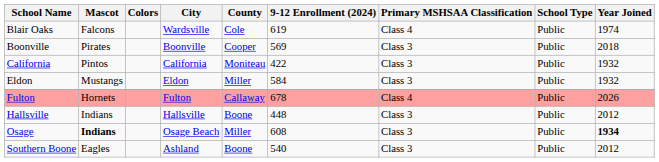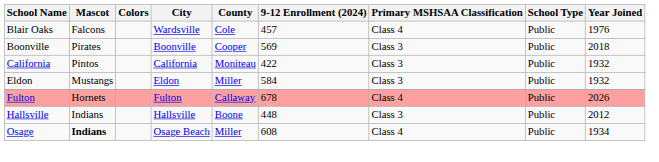(278, 30) 619 -> (269, 30) 457
(608, 30) 1974 -> (599, 30) 1976
(397, 132) Class 3 -> (387, 132) Class 4
(608, 132) bold -> (599, 132) normal
- row: (41, 149)
